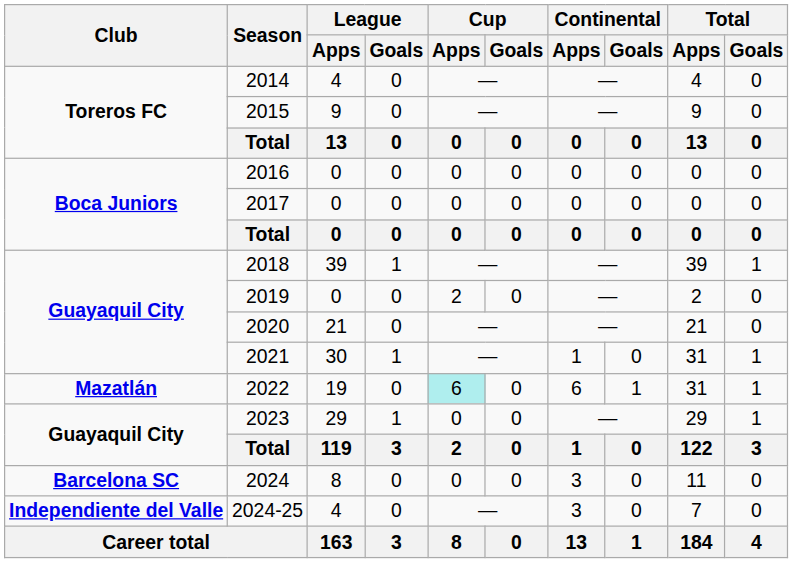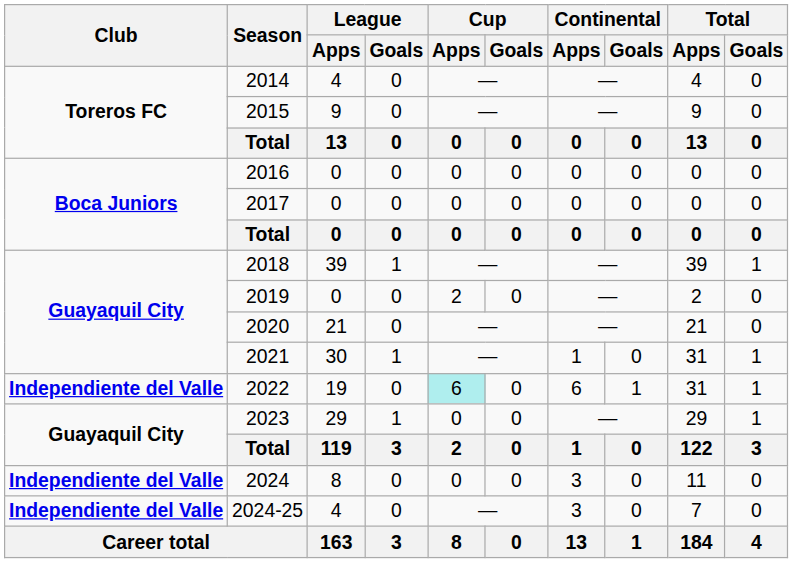(116, 388) Mazatlán -> (116, 388) Independiente del Valle
(116, 480) Barcelona SC -> (116, 480) Independiente del Valle
